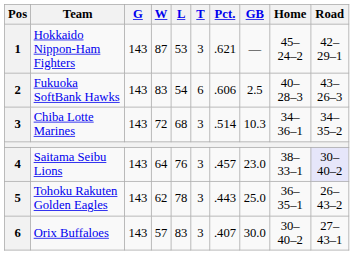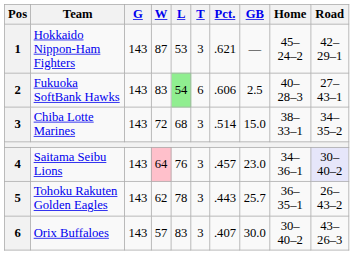(181, 90) no background -> (181, 90) lightgreen background
(330, 90) 43–26–3 -> (330, 90) 27–43–1
(255, 124) 10.3 -> (255, 124) 15.0
(290, 124) 34–36–1 -> (290, 124) 38–33–1
(161, 164) no background -> (161, 164) pink background
(290, 164) 38–33–1 -> (290, 164) 34–36–1
(255, 198) 25.0 -> (255, 198) 25.7
(330, 233) 27–43–1 -> (330, 233) 43–26–3
